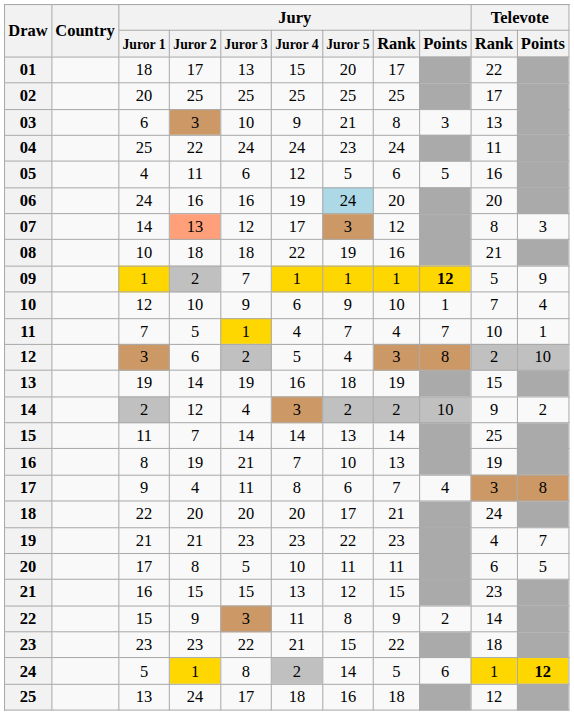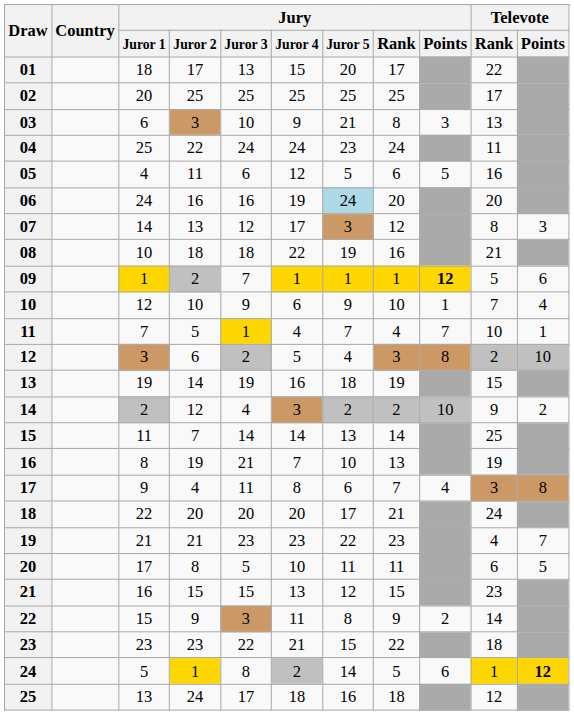(195, 226) lightsalmon background -> (195, 226) no background
(543, 278) 9 -> (543, 278) 6
